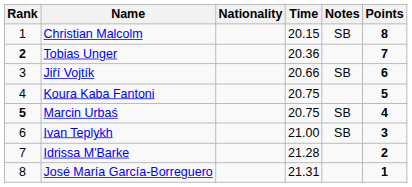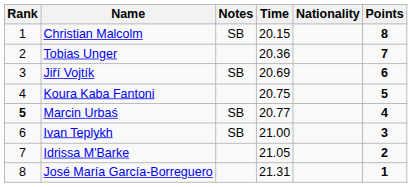columns swapped: (250, 14) <-> (342, 14)
(23, 53) bold -> (23, 53) normal
(304, 73) 20.66 -> (275, 73) 20.69
(304, 113) 20.75 -> (275, 113) 20.77
(304, 152) 21.28 -> (275, 152) 21.05
